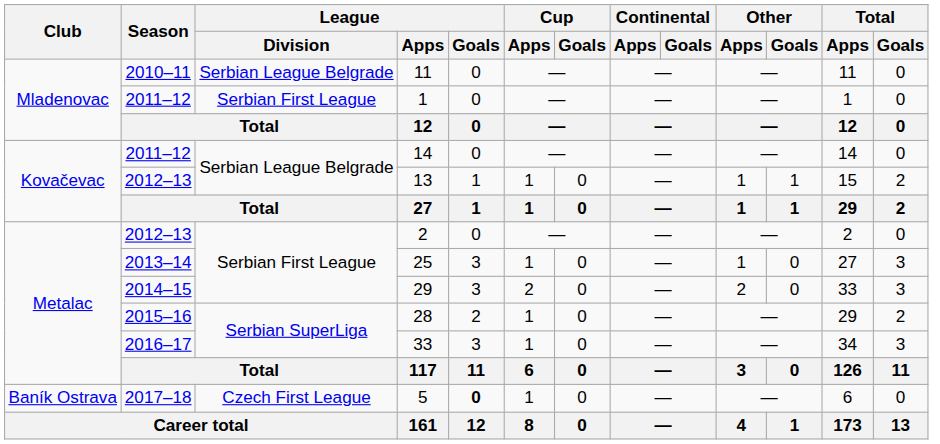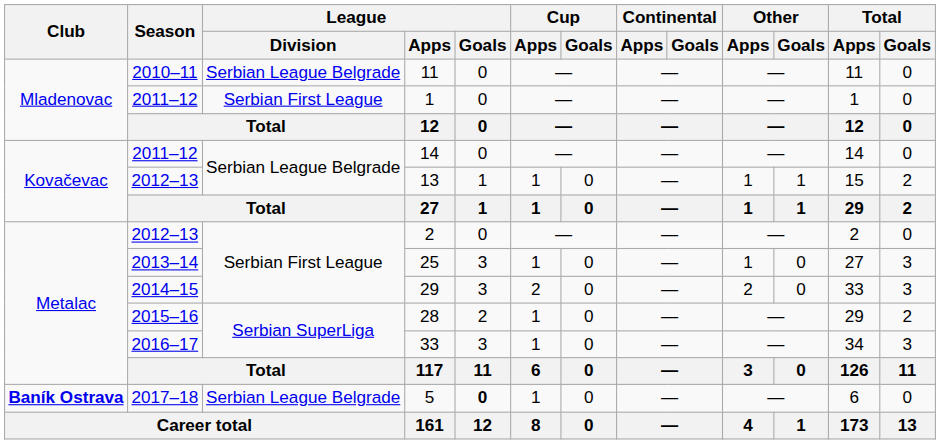(63, 398) normal -> (66, 398) bold
(296, 398) Czech First League -> (303, 398) Serbian League Belgrade
